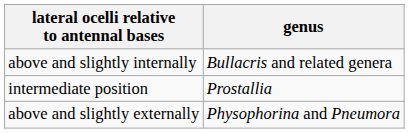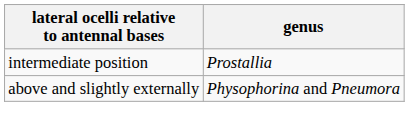- row: (102, 62)
